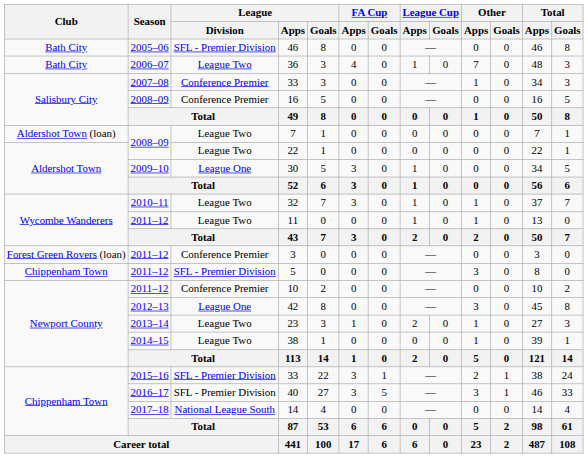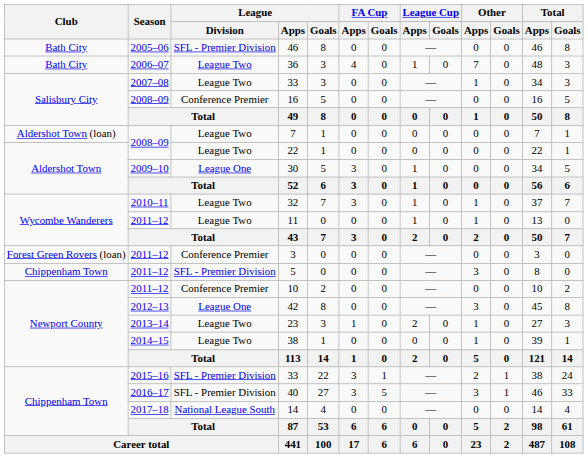(225, 82) Conference Premier -> (225, 82) League Two
